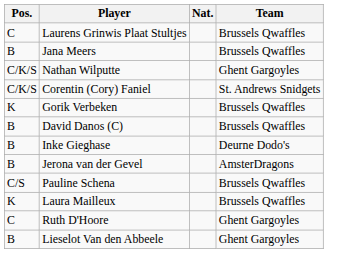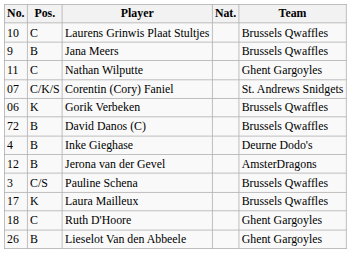+ column: (16, 13)
(22, 70) C/K/S -> (34, 70) C
